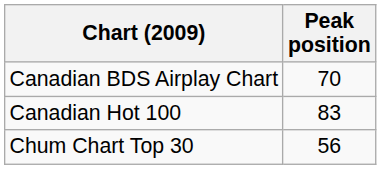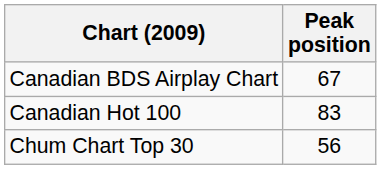(329, 79) 70 -> (329, 79) 67
